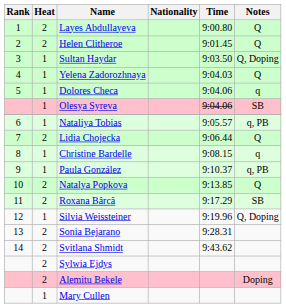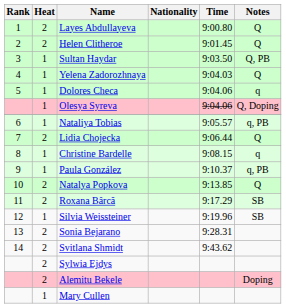(258, 59) Q, Doping -> (258, 59) Q, PB
(258, 106) SB -> (258, 106) Q, Doping
(258, 216) Q, Doping -> (258, 216) SB
